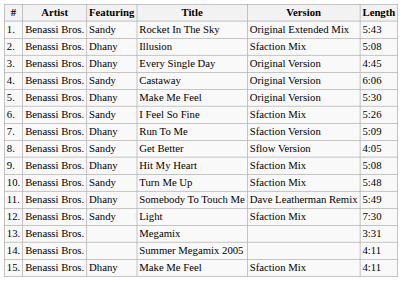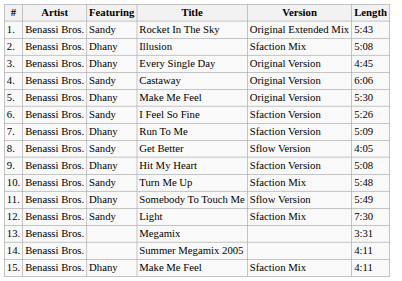(278, 115) Sfaction Mix -> (285, 115) Sfaction Version
(278, 166) Sfaction Mix -> (285, 166) Sfaction Version
(304, 200) Dave Leatherman Remix -> (280, 200) Sflow Version
